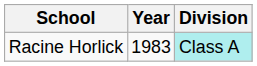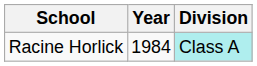(151, 46) 1983 -> (151, 46) 1984
